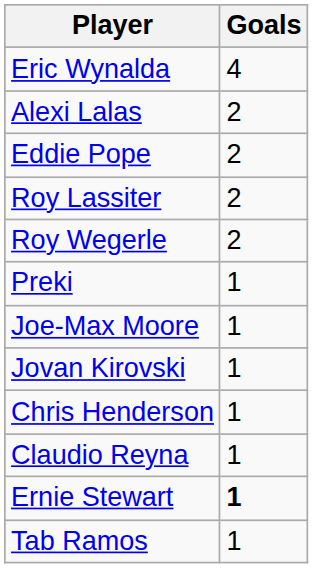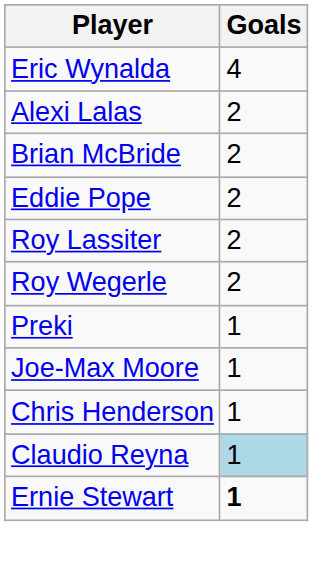+ row: (96, 154)
- row: (98, 369)
(234, 454) no background -> (234, 454) lightblue background
- row: (79, 540)
